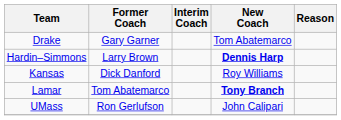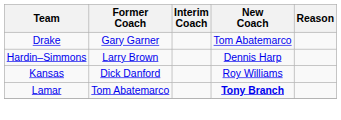(253, 57) bold -> (253, 57) normal
- row: (47, 106)
